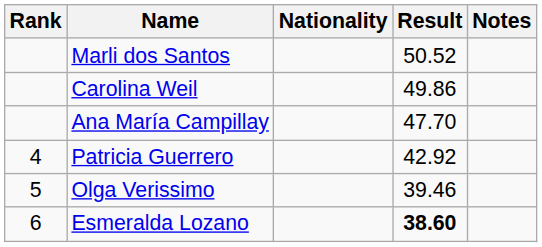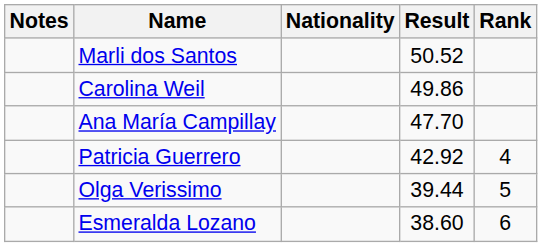columns swapped: (36, 21) <-> (502, 21)
(430, 190) 39.46 -> (437, 190) 39.44
(430, 223) bold -> (437, 223) normal
